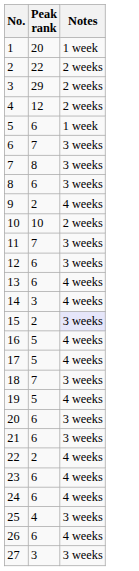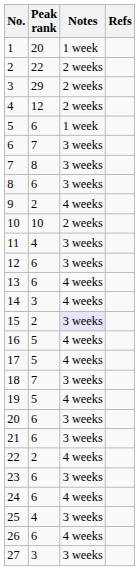+ column: (120, 21)
(34, 243) 7 -> (34, 243) 4
(83, 477) 4 weeks -> (83, 477) 3 weeks
